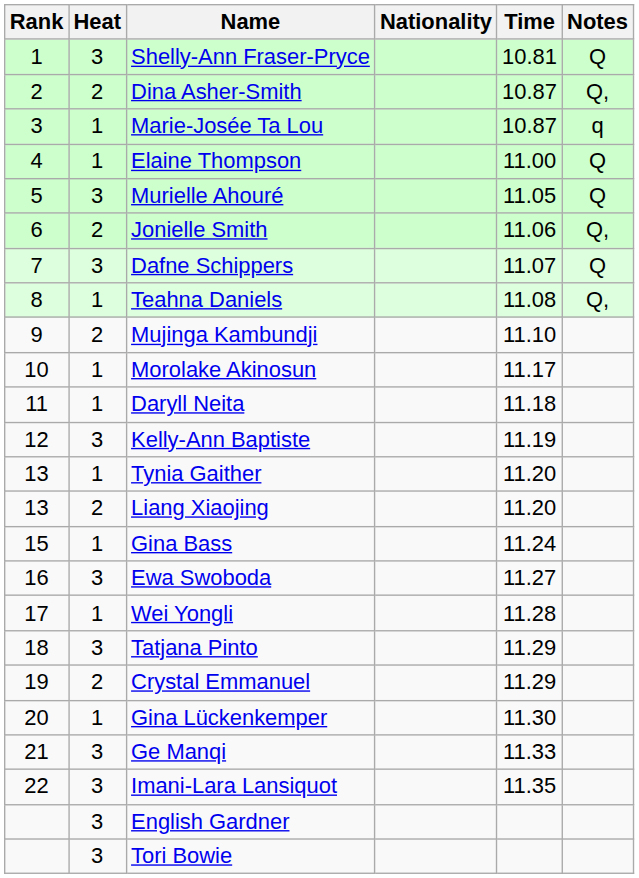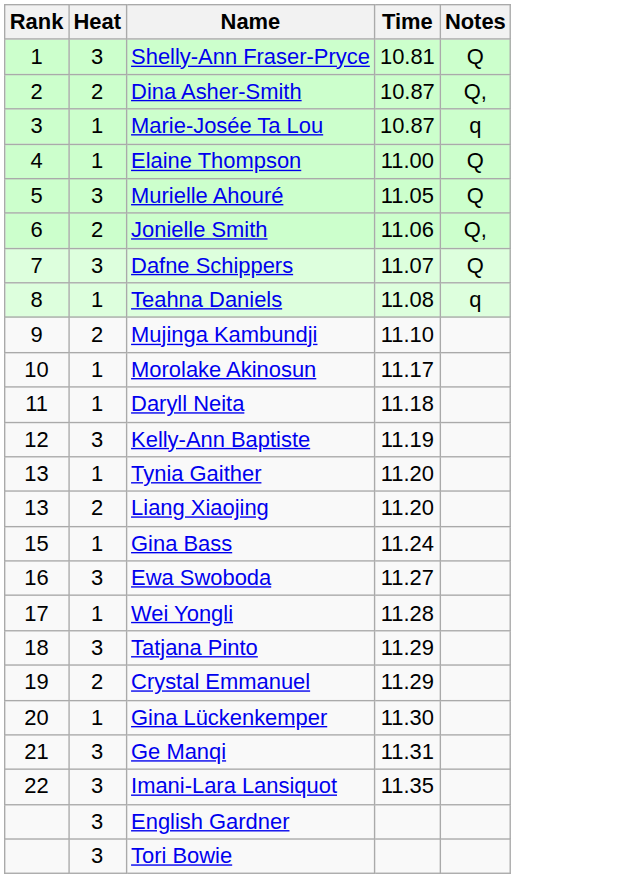- column: (436, 21)
(598, 299) Q, -> (475, 299) q
(530, 751) 11.33 -> (407, 751) 11.31
